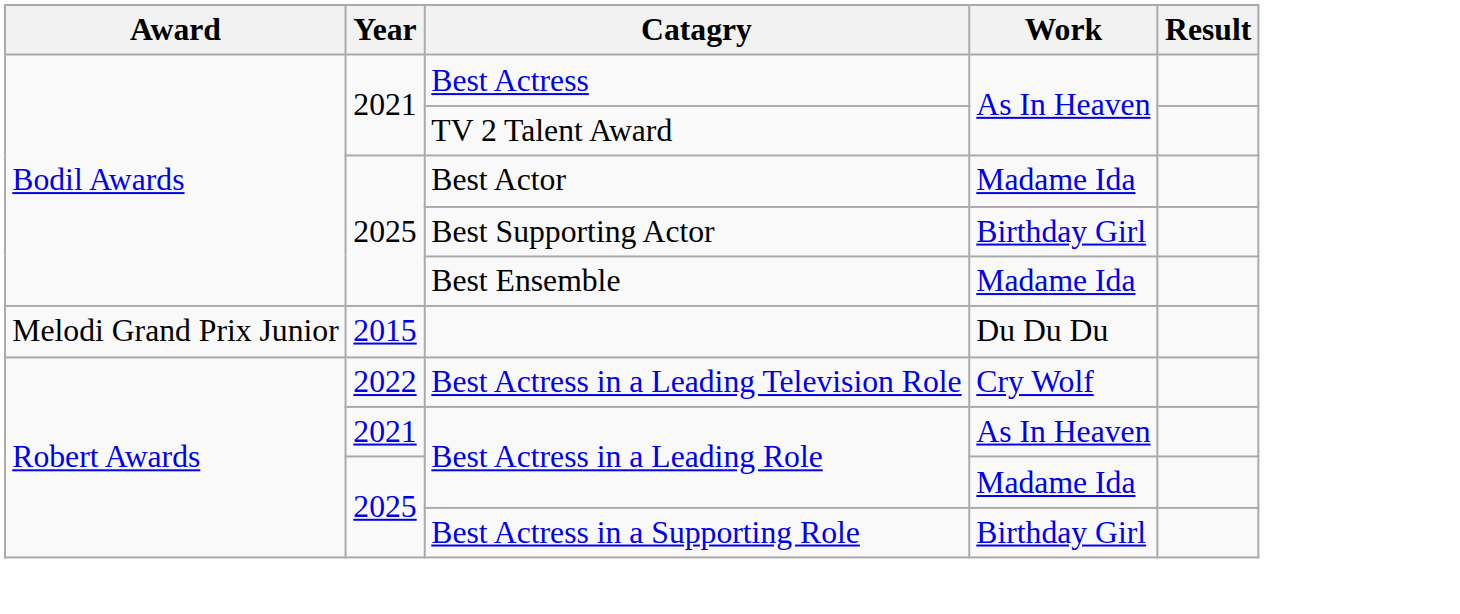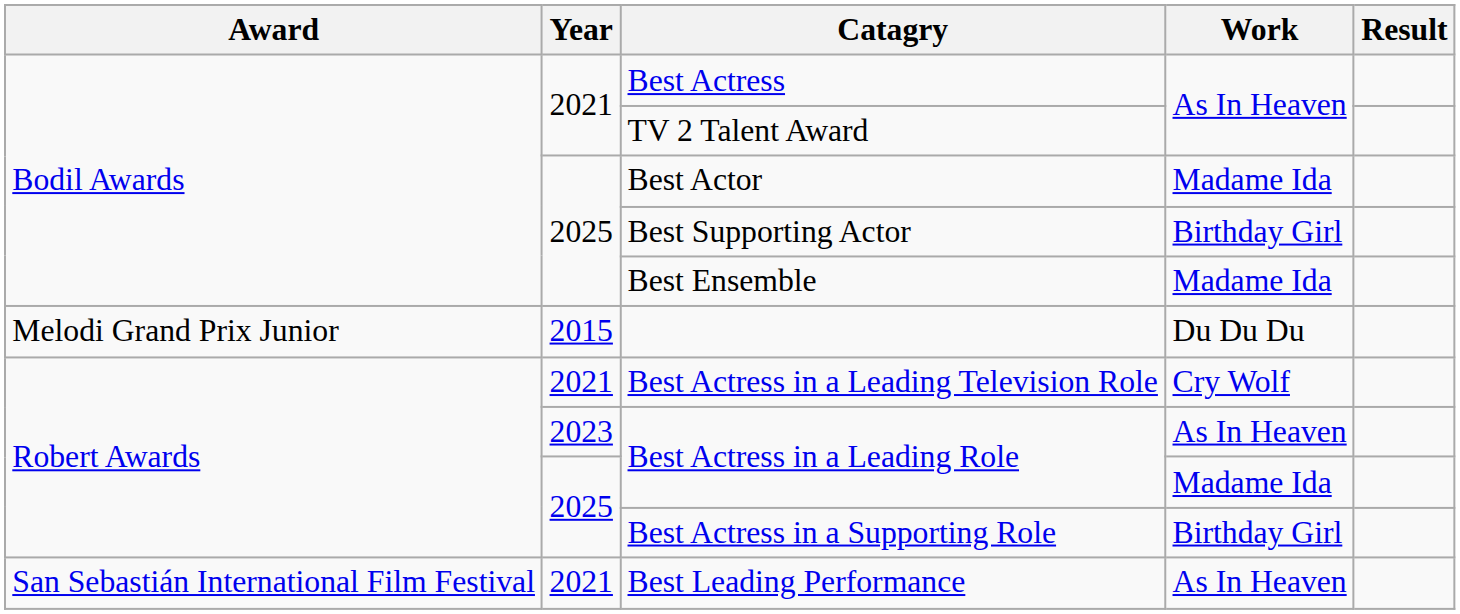(385, 381) 2022 -> (581, 381) 2021
(385, 431) 2021 -> (581, 431) 2023
+ row: (796, 582)
